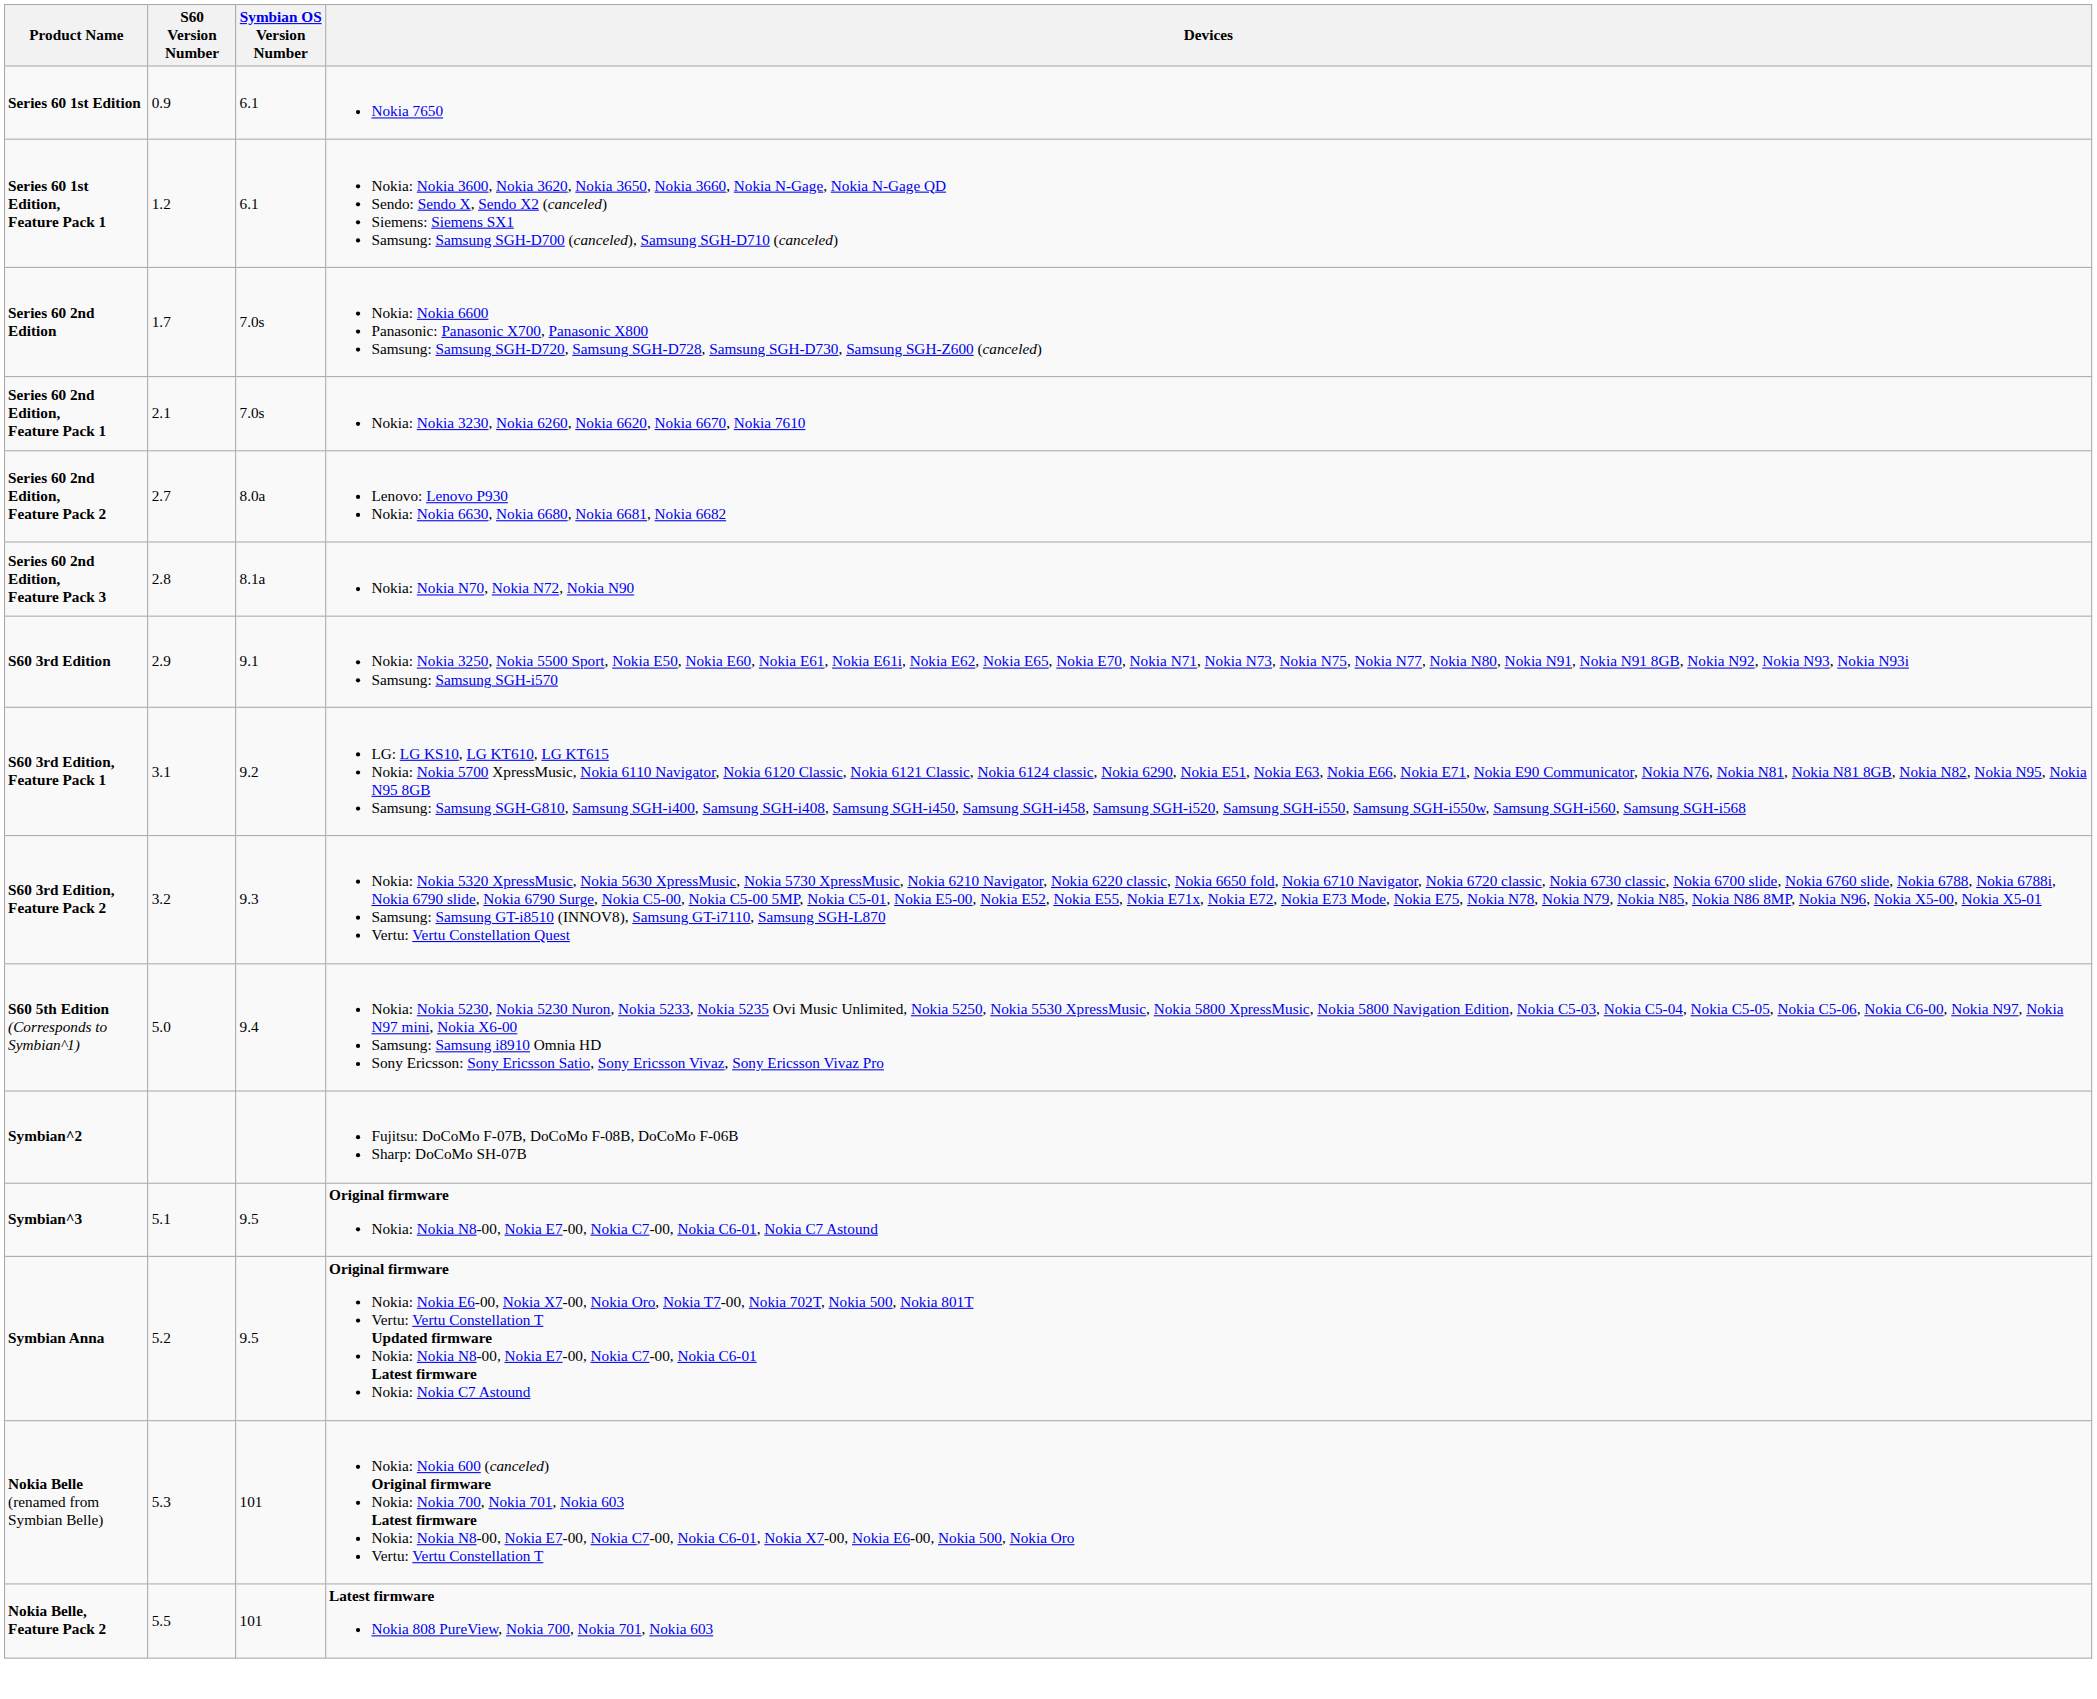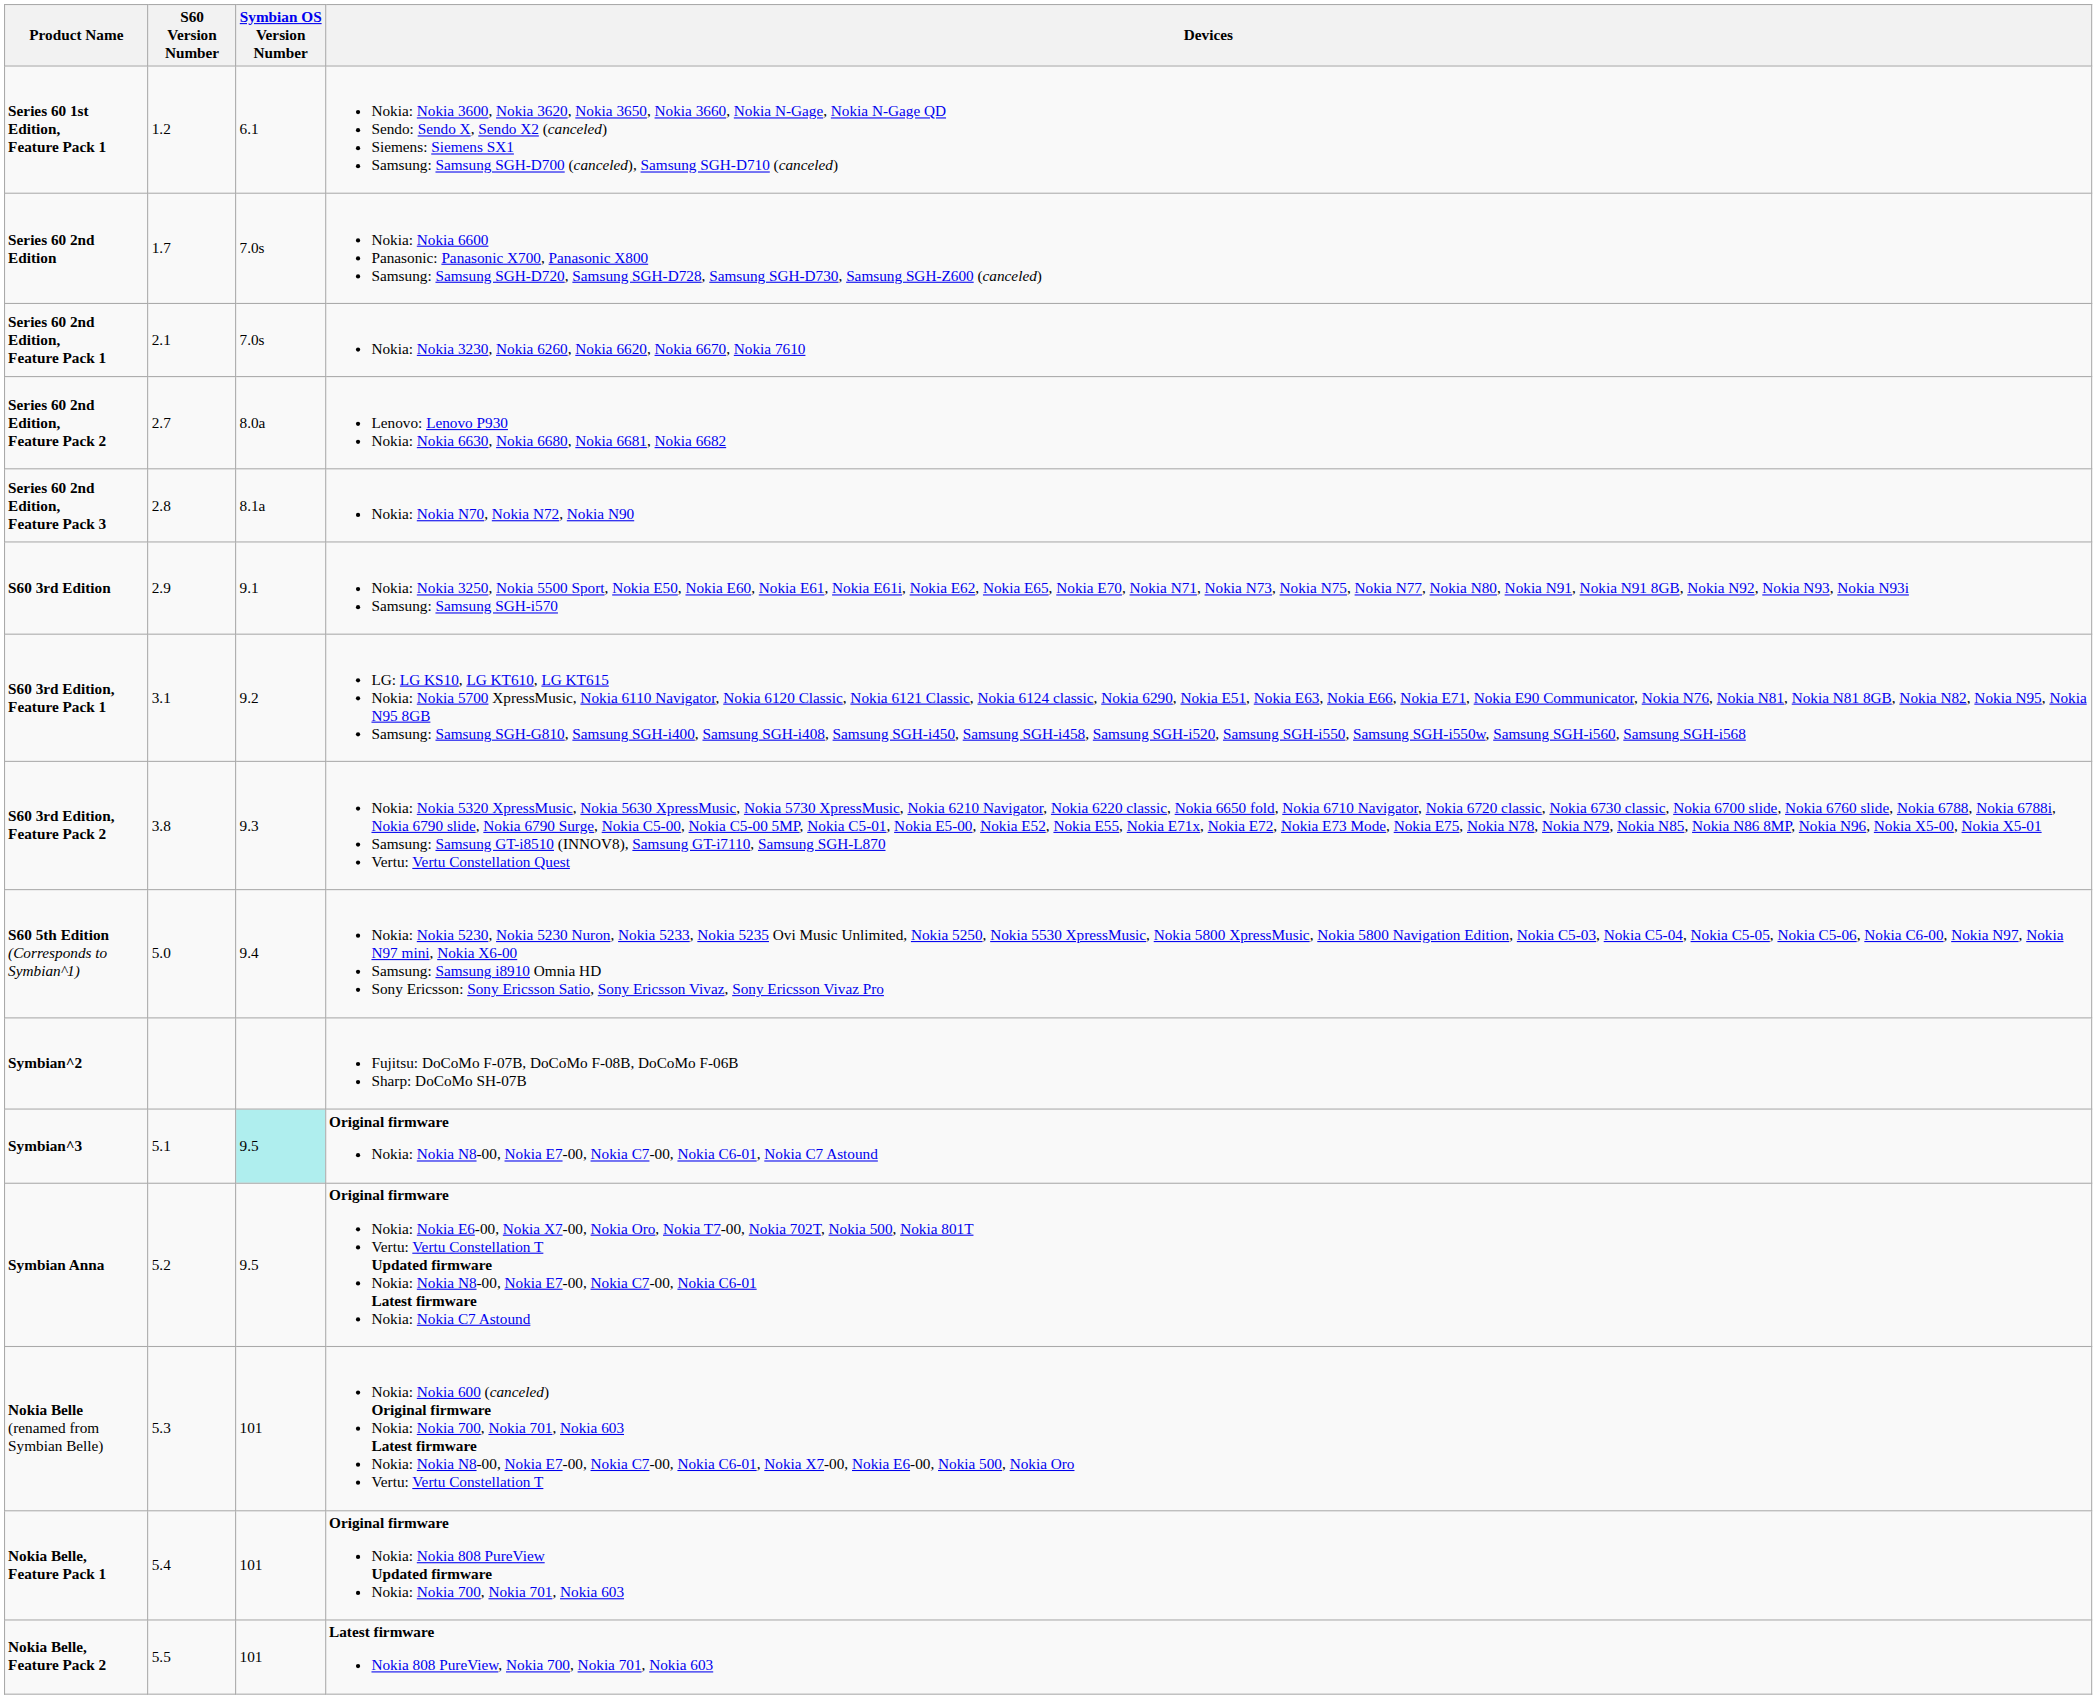- row: (74, 102)
(161, 899) 3.2 -> (161, 826) 3.8
(249, 1220) no background -> (249, 1146) paleturquoise background
+ row: (57, 1565)
